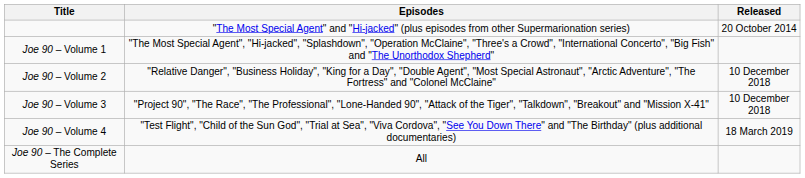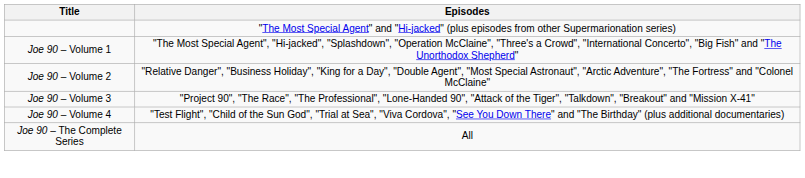- column: (759, 12)
